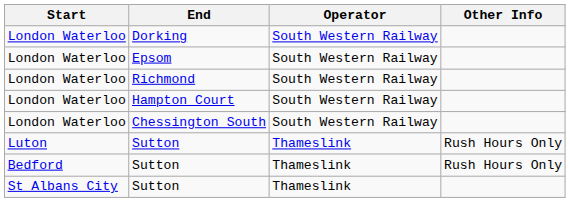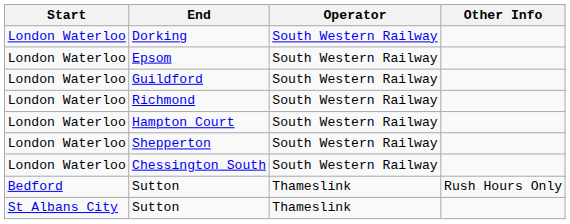+ row: (67, 79)
+ row: (67, 144)
- row: (27, 144)
